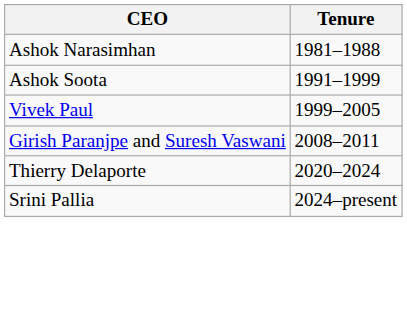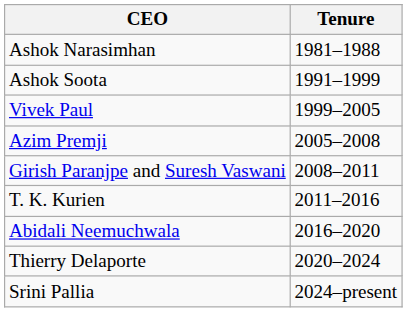+ row: (58, 140)
+ row: (57, 200)
+ row: (94, 230)
